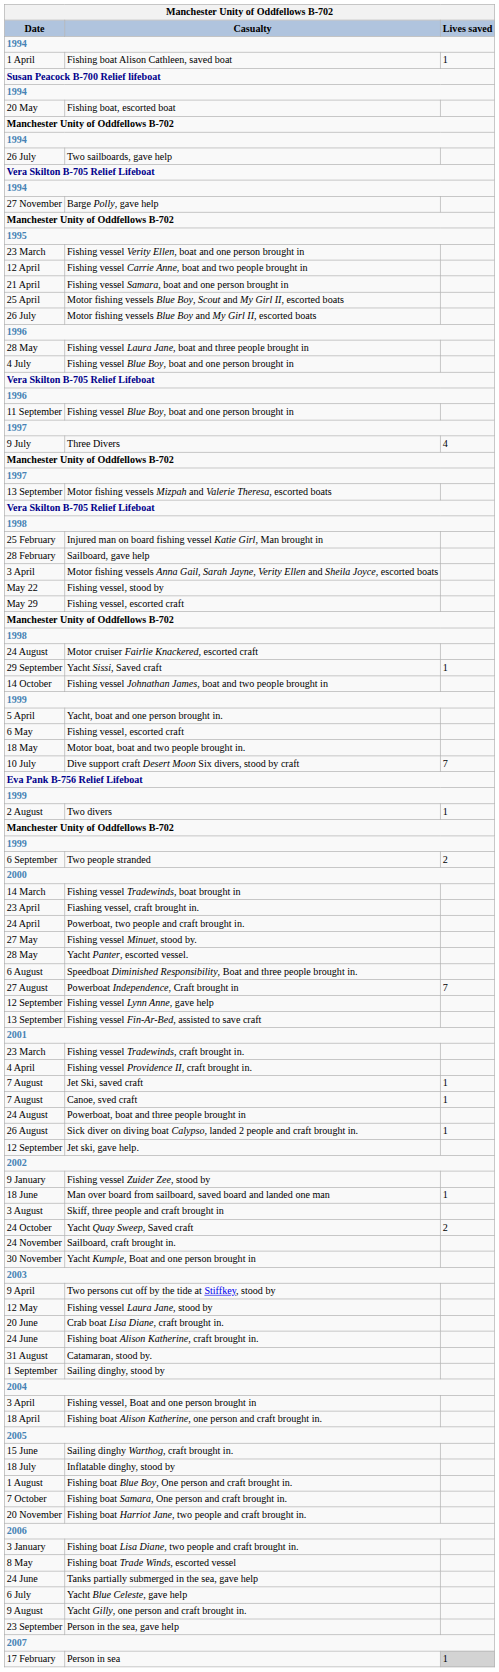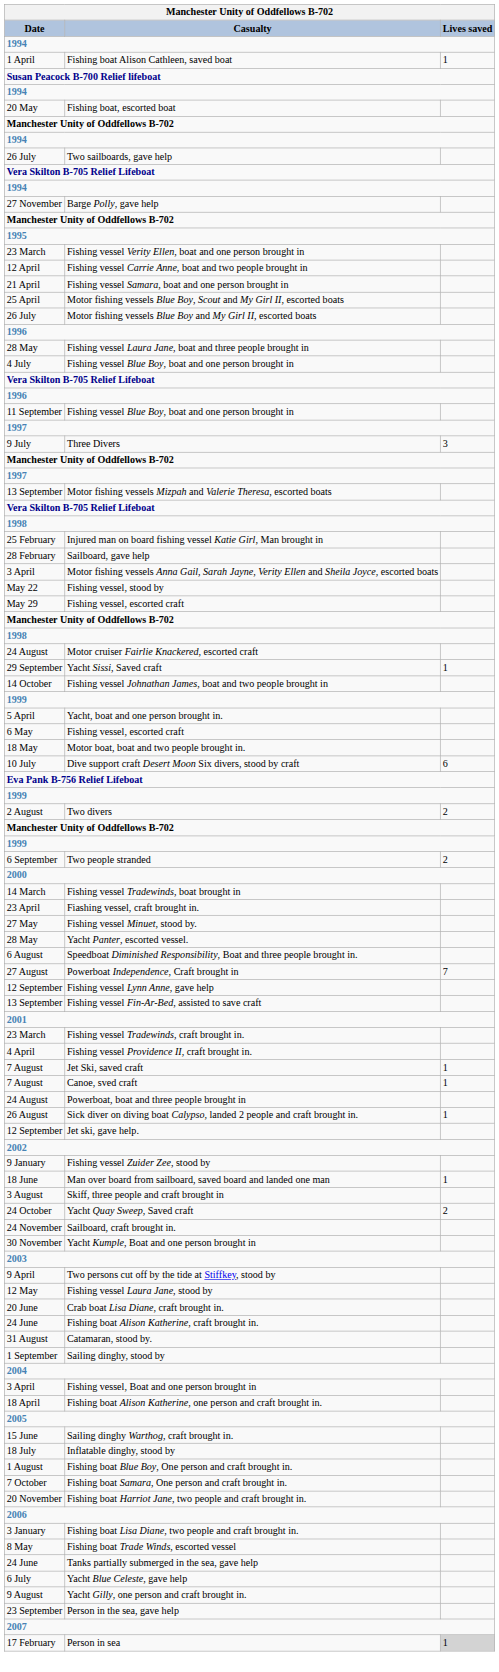(445, 444) 4 -> (445, 444) 3
(445, 763) 7 -> (445, 763) 6
(445, 811) 1 -> (445, 811) 2
- row: (23, 923)
